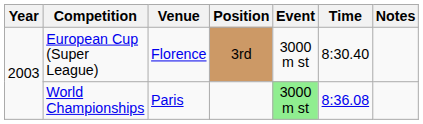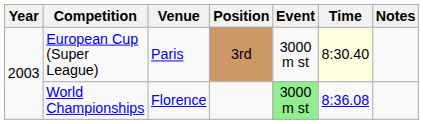(179, 55) Florence -> (167, 55) Paris
(345, 55) no background -> (345, 55) lightyellow background
(167, 101) Paris -> (179, 101) Florence
